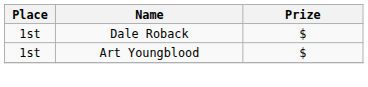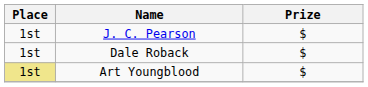+ row: (149, 33)
(30, 53) no background -> (30, 72) khaki background
